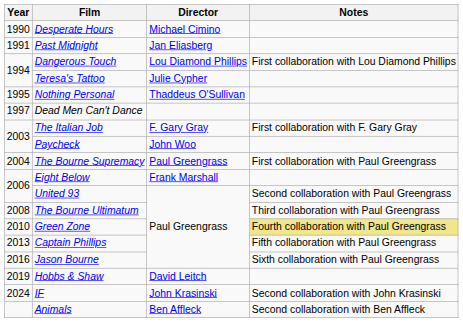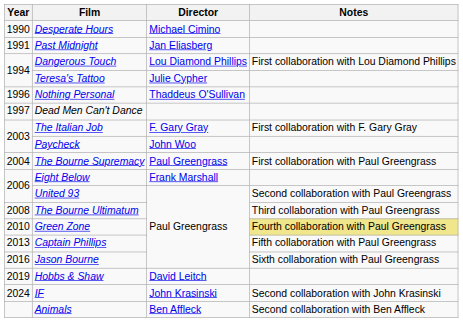(18, 95) 1995 -> (18, 95) 1996
